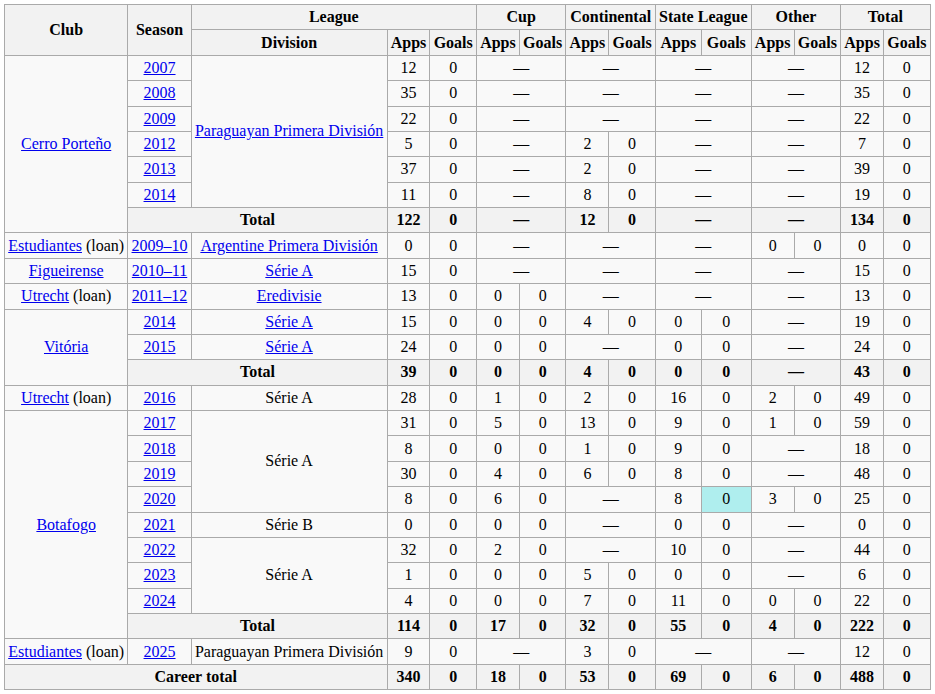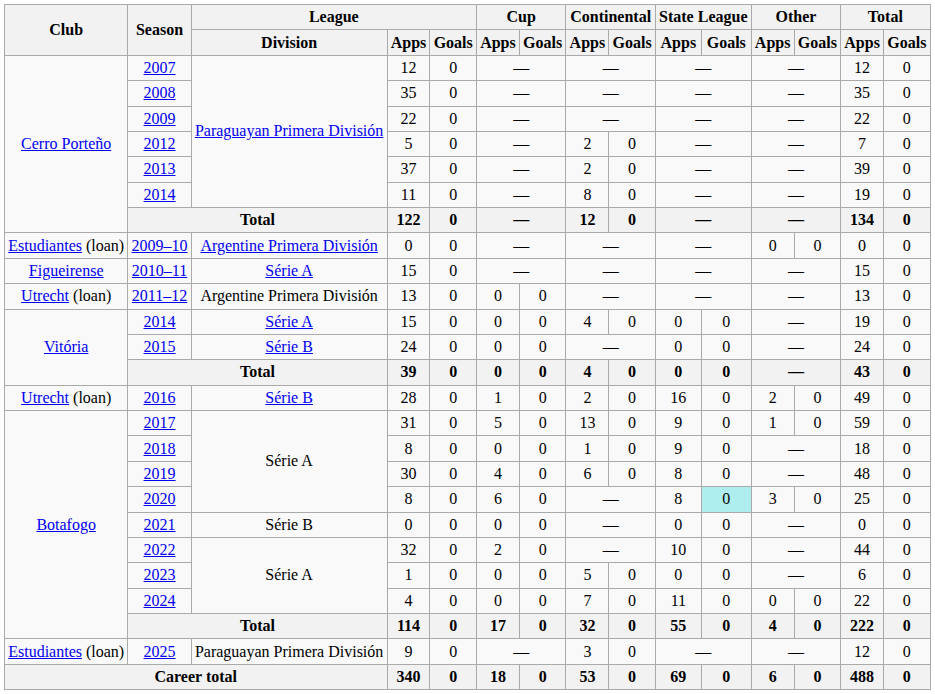(289, 296) Eredivisie -> (289, 296) Argentine Primera División
(289, 347) Série A -> (289, 347) Série B
(289, 397) Série A -> (289, 397) Série B
